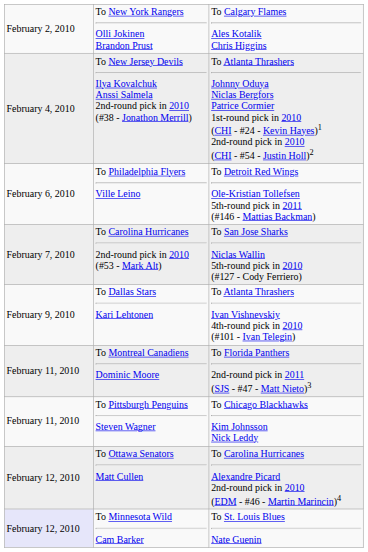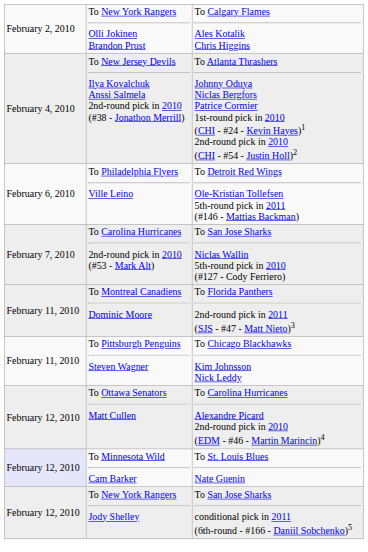- row: (151, 303)
+ row: (139, 506)
